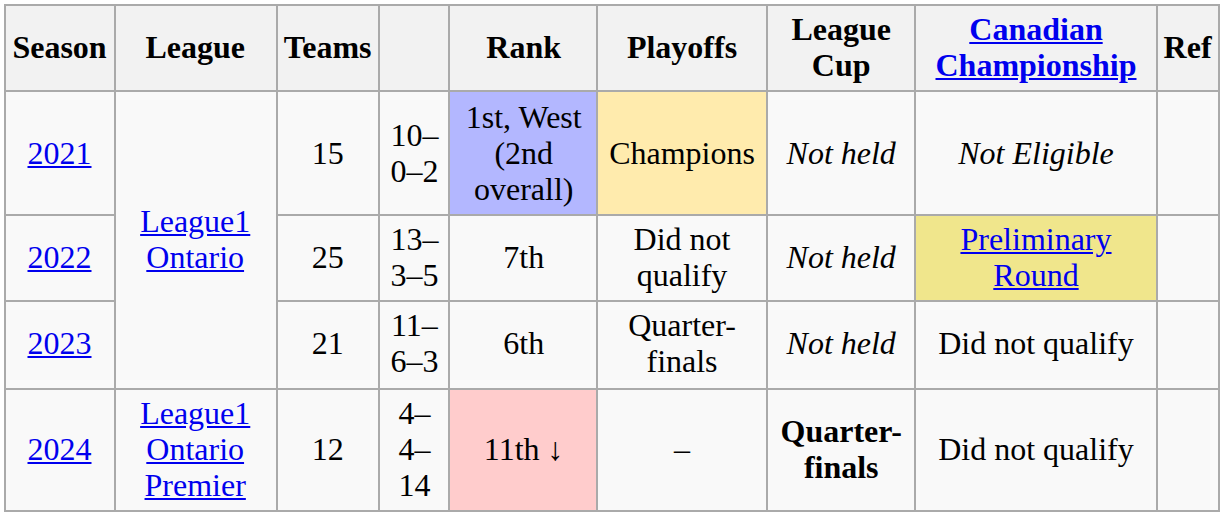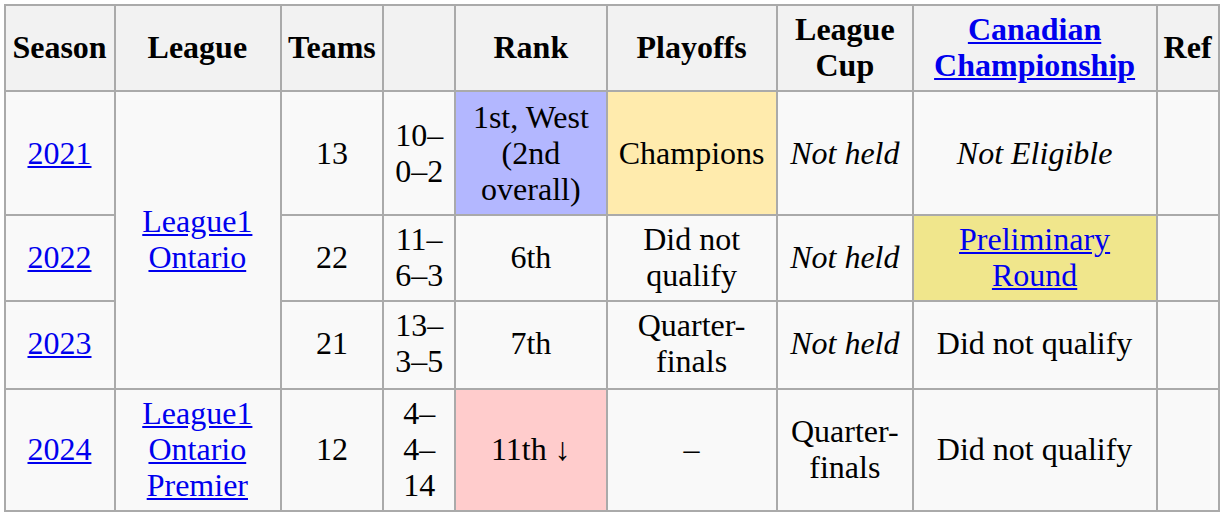(328, 152) 15 -> (332, 152) 13
(328, 257) 25 -> (332, 257) 22
(414, 257) 13–3–5 -> (419, 257) 11–6–3
(524, 257) 7th -> (531, 257) 6th
(414, 344) 11–6–3 -> (419, 344) 13–3–5
(524, 344) 6th -> (531, 344) 7th
(841, 448) bold -> (845, 448) normal
